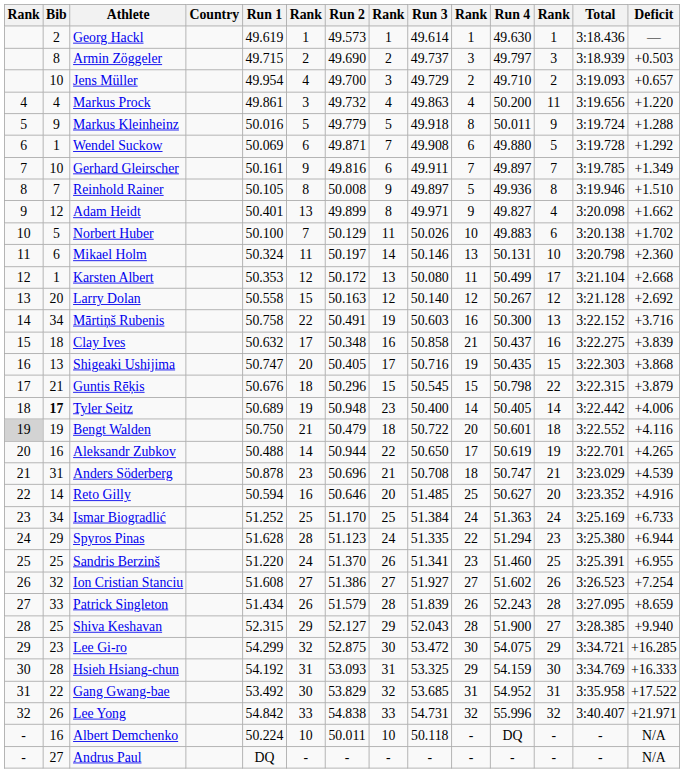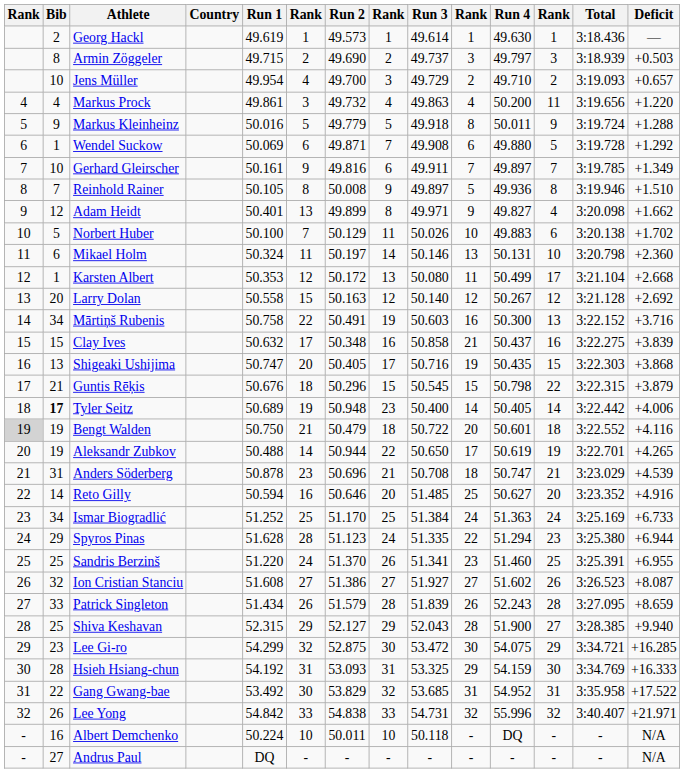(56, 342) 18 -> (56, 342) 15
(56, 451) 16 -> (56, 451) 19
(654, 582) +7.254 -> (654, 582) +8.087
